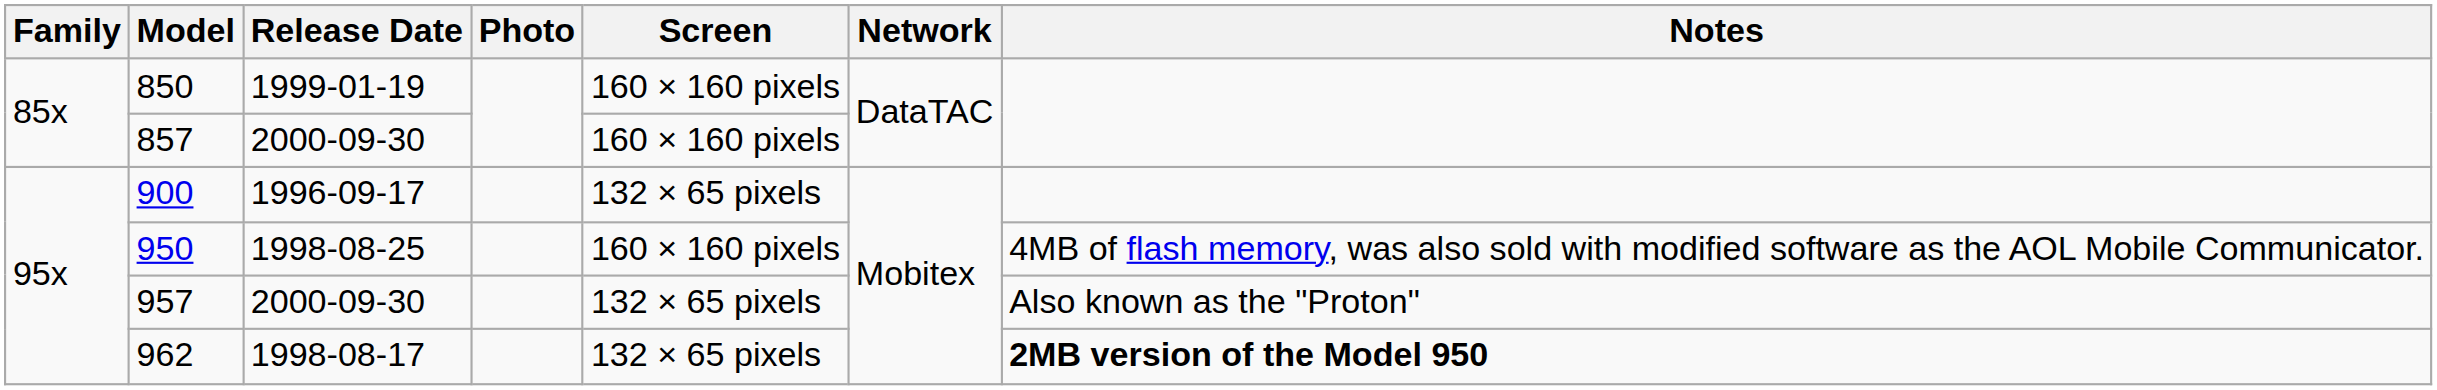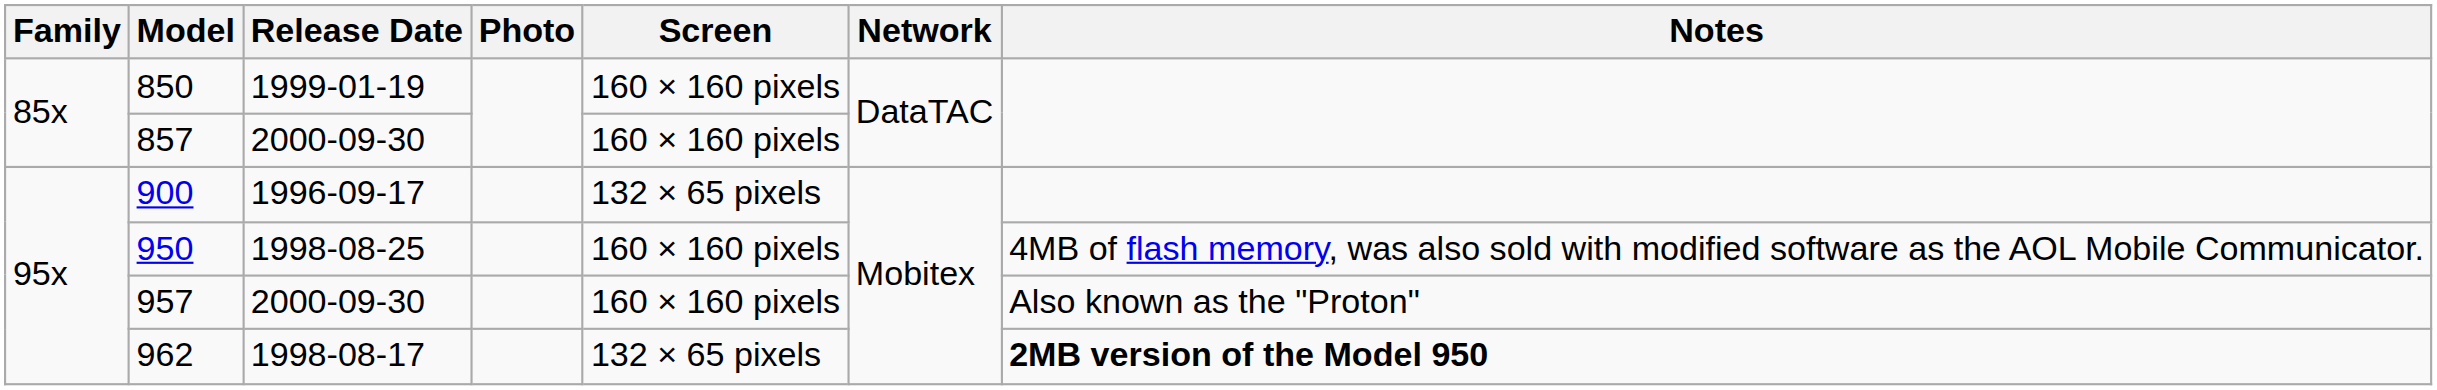(706, 301) 132 × 65 pixels -> (716, 301) 160 × 160 pixels
